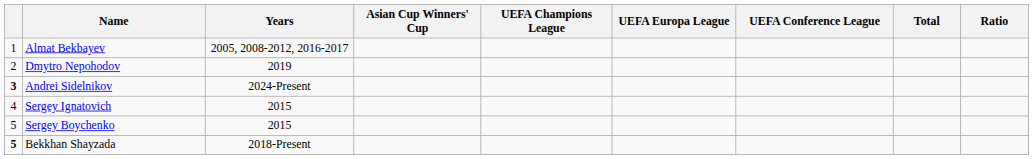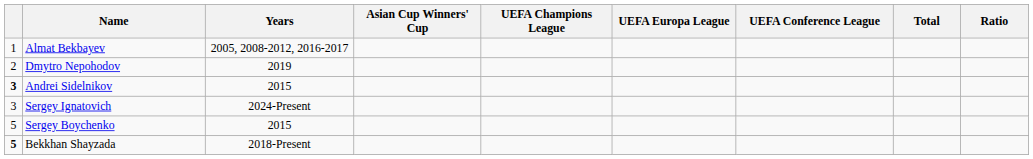(280, 86) 2024-Present -> (280, 86) 2015
(13, 106) 4 -> (13, 106) 3
(280, 106) 2015 -> (280, 106) 2024-Present
